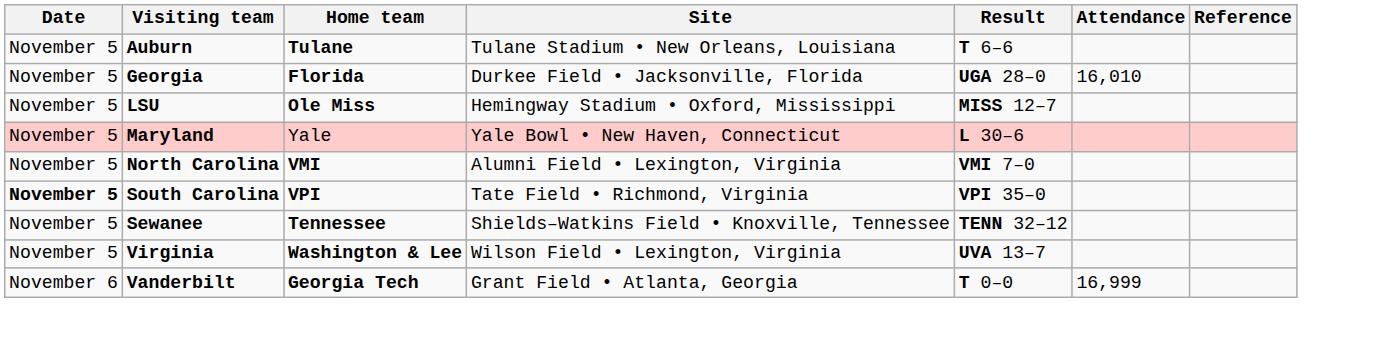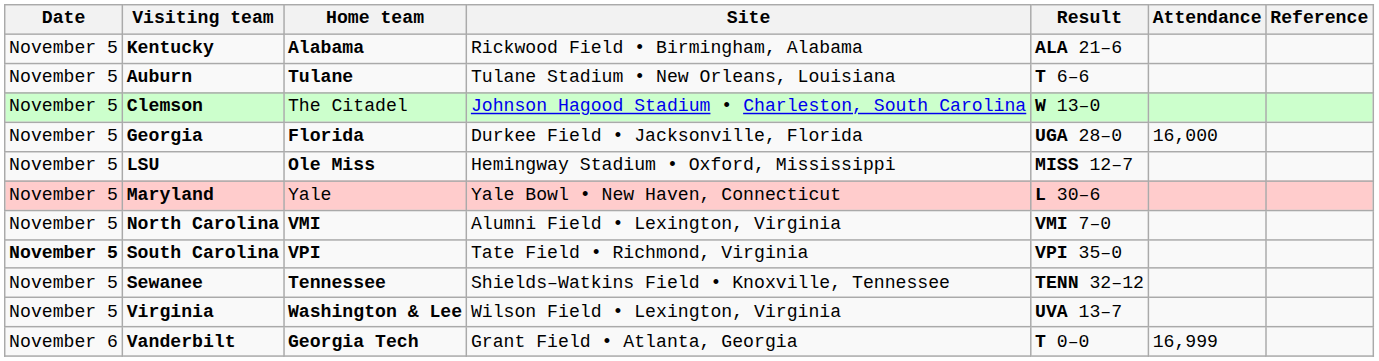+ row: (170, 49)
+ row: (165, 108)
(1109, 78) 16,010 -> (1185, 137) 16,000
